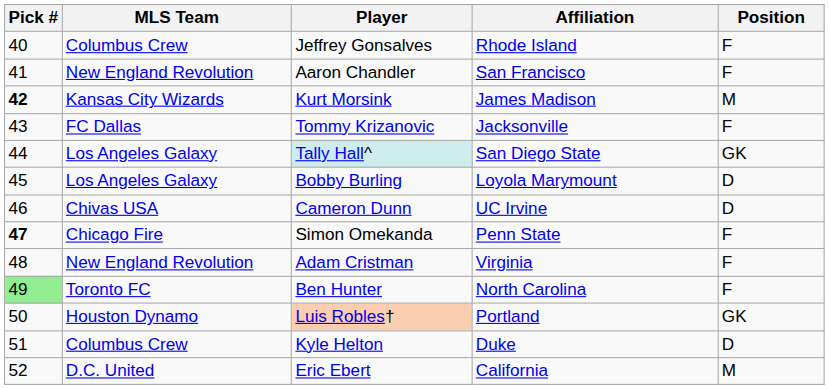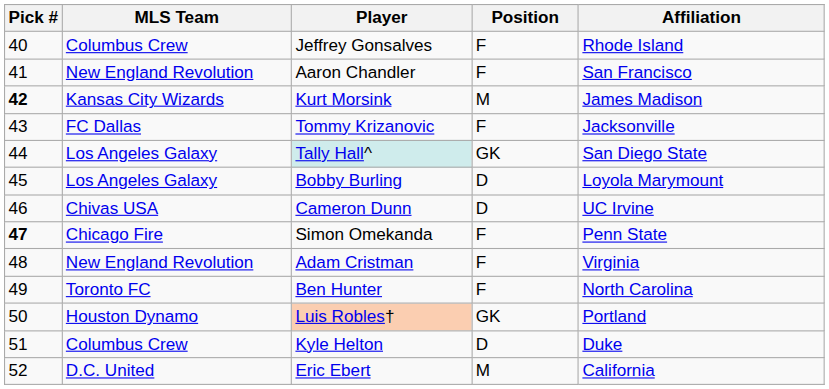columns swapped: (771, 18) <-> (595, 18)
(18, 289) lightgreen background -> (18, 289) no background
